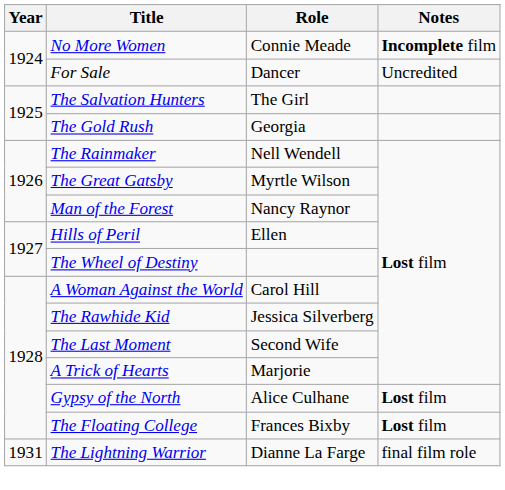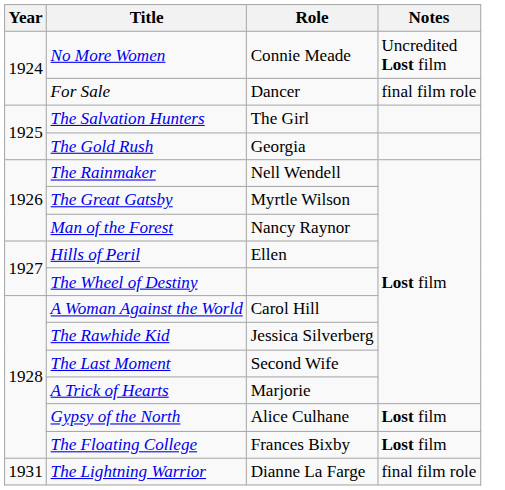(439, 45) Incomplete film -> (419, 54) Uncredited Lost film
(419, 72) Uncredited -> (429, 91) final film role
